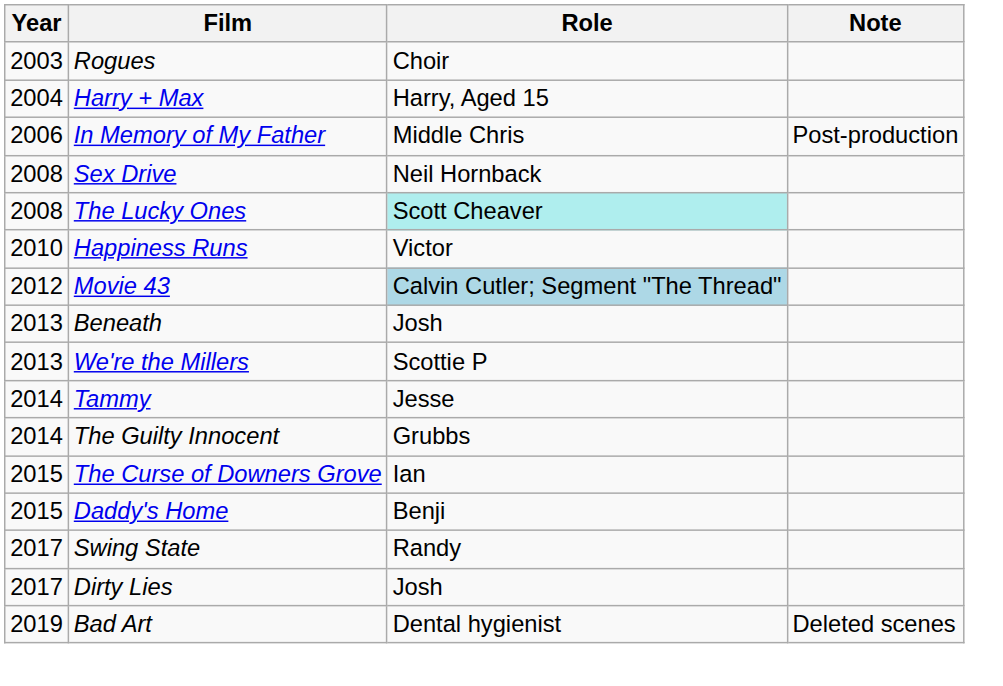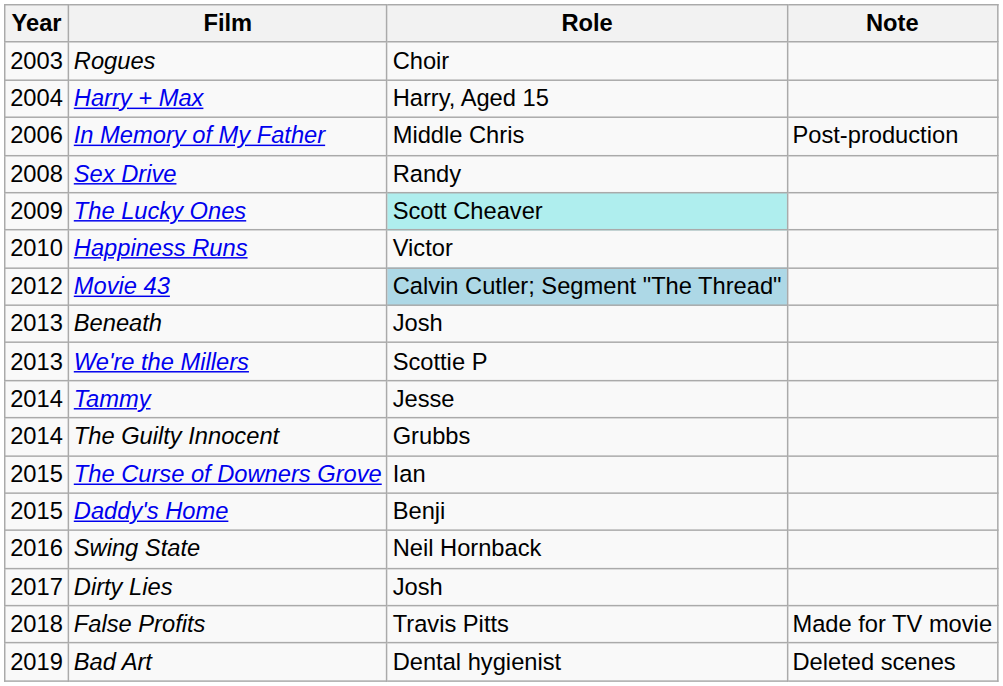(467, 173) Neil Hornback -> (427, 173) Randy
(37, 211) 2008 -> (37, 211) 2009
(37, 549) 2017 -> (37, 549) 2016
(427, 549) Randy -> (467, 549) Neil Hornback
+ row: (140, 624)
